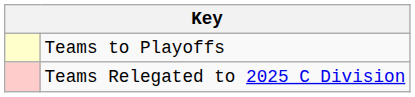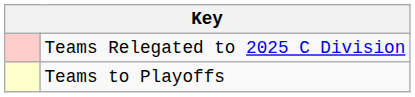rows swapped: (135, 48) <-> (225, 77)
